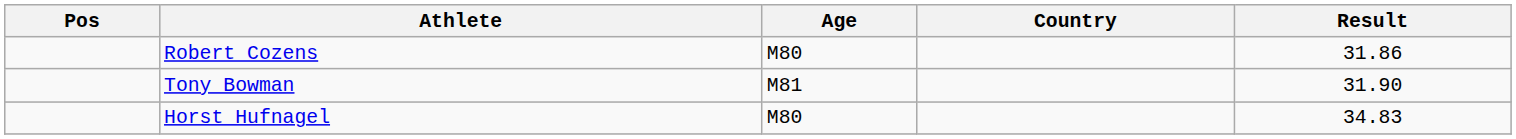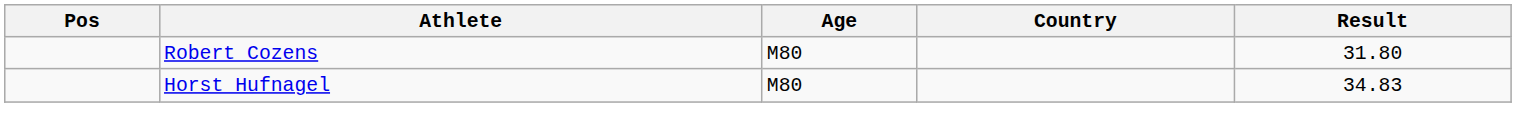(1373, 53) 31.86 -> (1373, 53) 31.80
- row: (229, 85)
